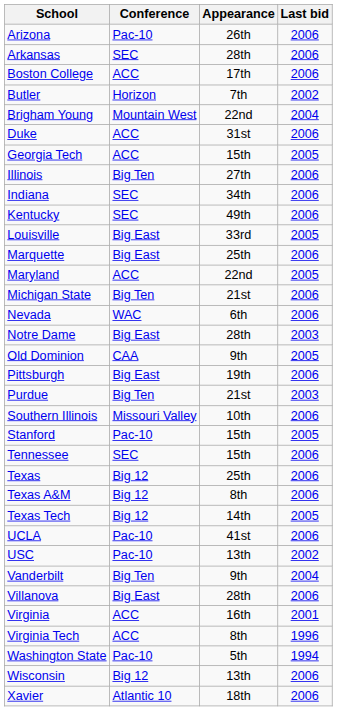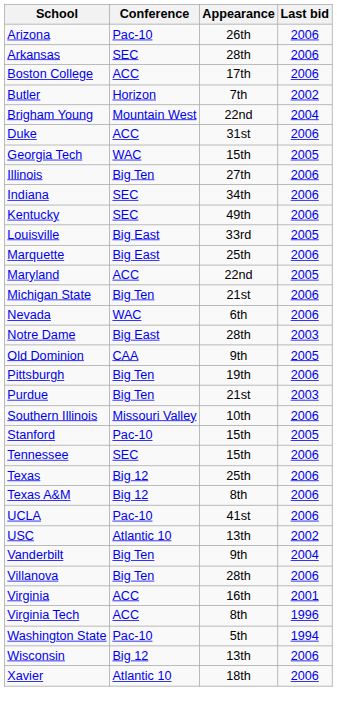(126, 154) ACC -> (127, 154) WAC
(136, 375) Big East -> (133, 375) Big Ten
- row: (39, 515)
(132, 555) Pac-10 -> (142, 535) Atlantic 10
(136, 595) Big East -> (133, 575) Big Ten
